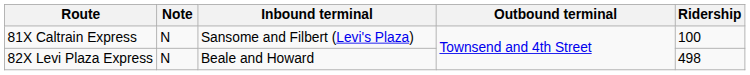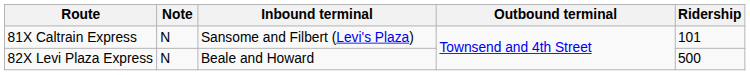(689, 37) 100 -> (689, 37) 101
(689, 59) 498 -> (689, 59) 500
